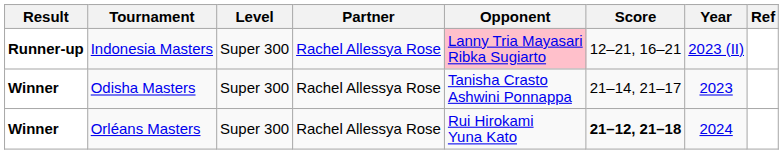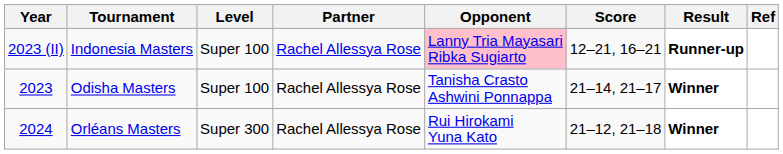columns swapped: (716, 17) <-> (46, 17)
(255, 49) Super 300 -> (235, 49) Super 100
(255, 89) Super 300 -> (235, 89) Super 100
(635, 129) bold -> (616, 129) normal
